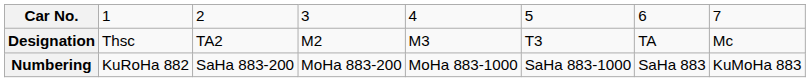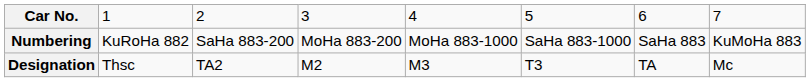rows swapped: (51, 40) <-> (51, 64)
